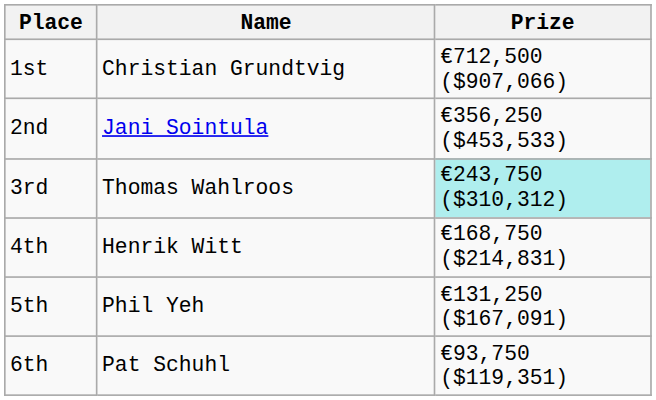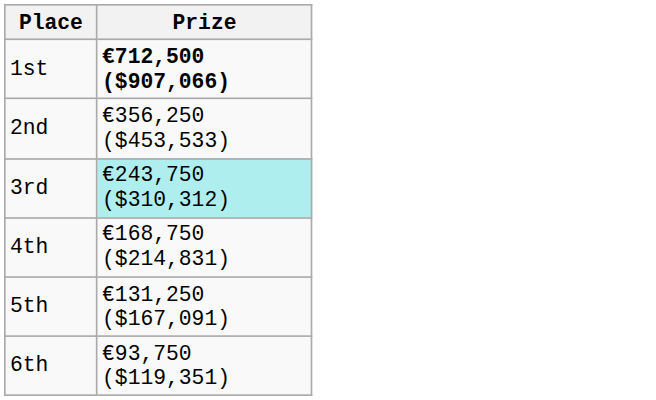- column: (266, 22)
(504, 69) normal -> (166, 69) bold
